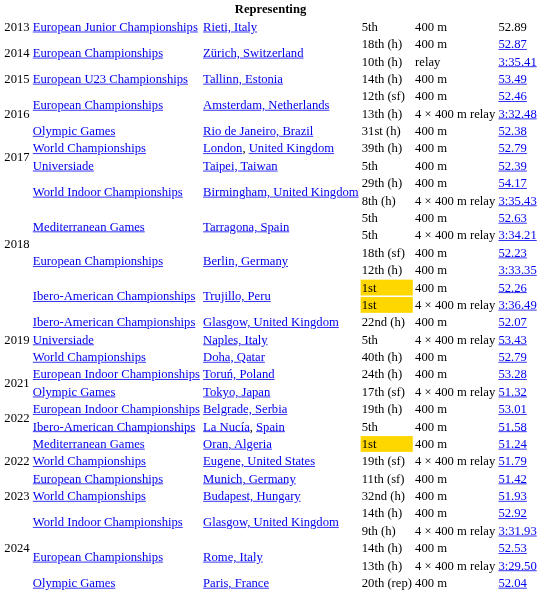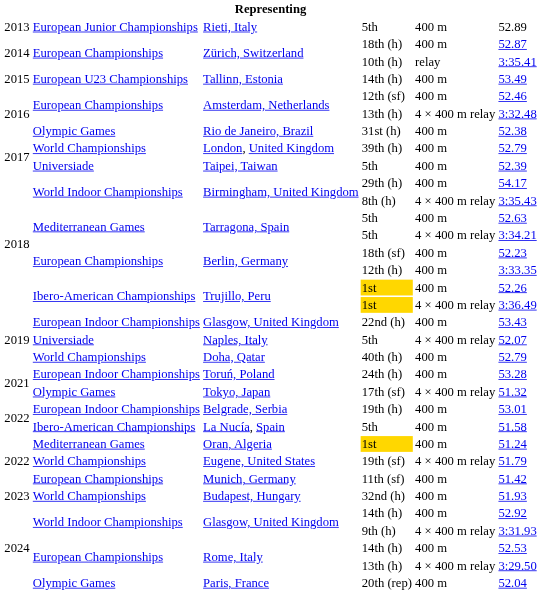(114, 322) Ibero-American Championships -> (116, 322) European Indoor Championships
(513, 322) 52.07 -> (513, 322) 53.43
(513, 339) 53.43 -> (513, 339) 52.07
